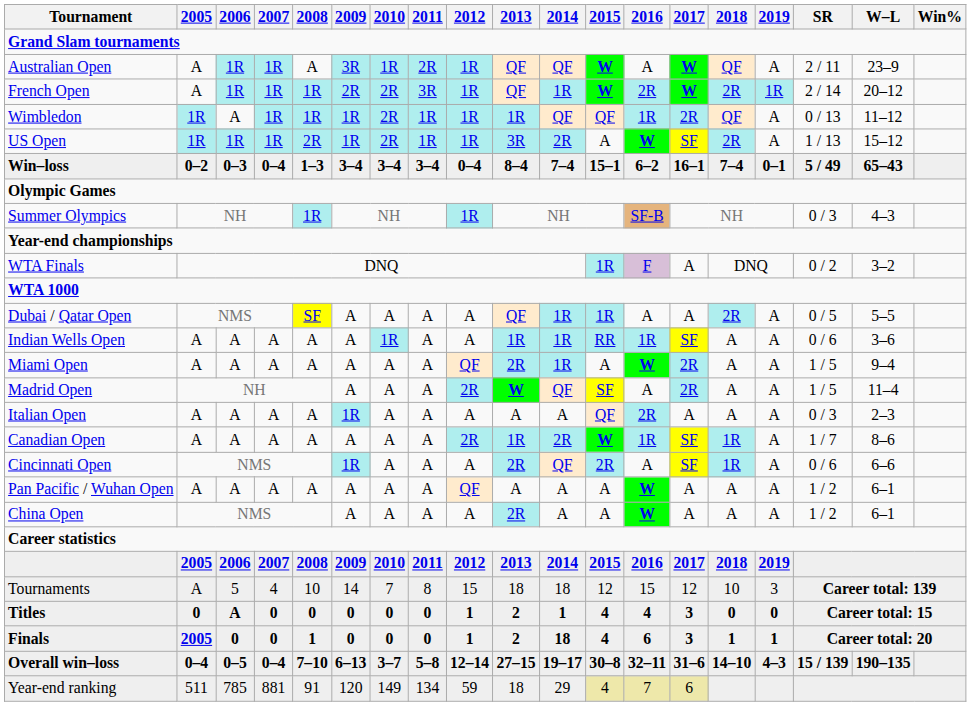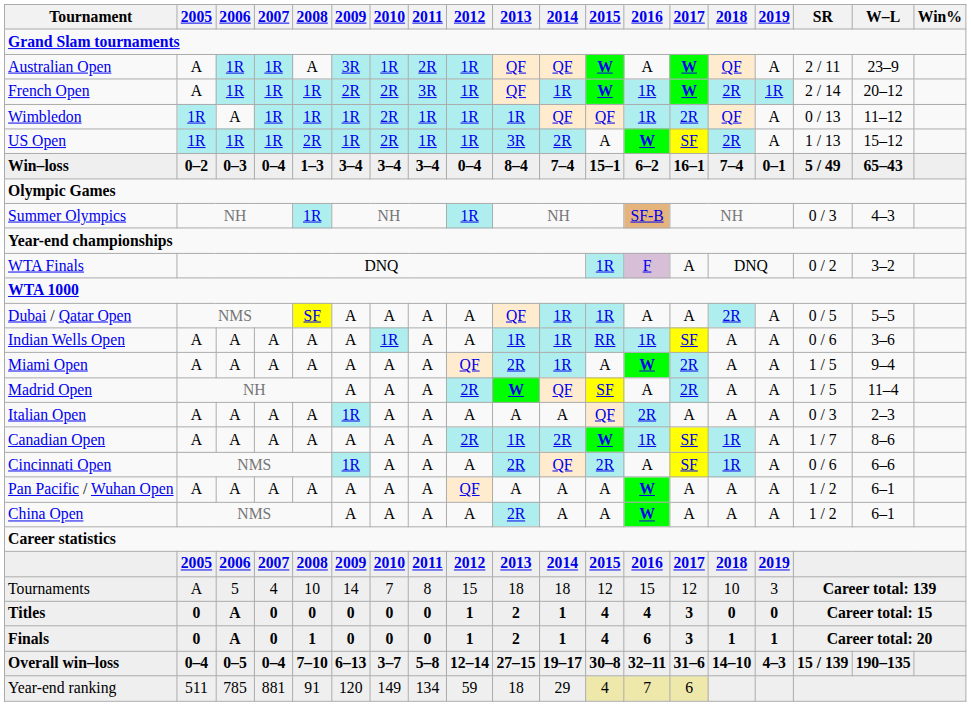(647, 91) 2R -> (647, 91) 1R
(196, 638) 2005 -> (196, 638) 0
(235, 638) 0 -> (235, 638) A
(562, 638) 18 -> (562, 638) 1
